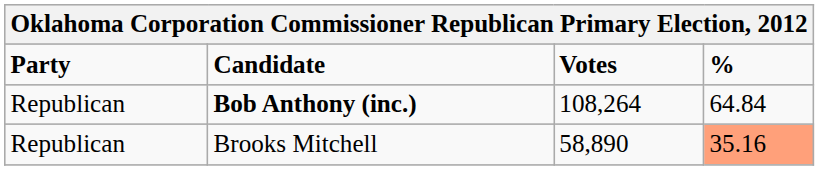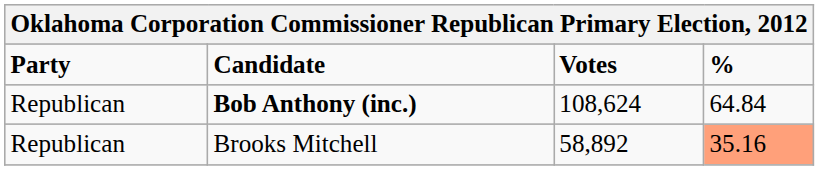(600, 104) 108,264 -> (600, 104) 108,624
(594, 143) 58,890 -> (594, 143) 58,892
